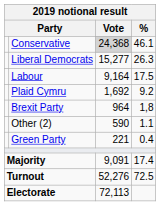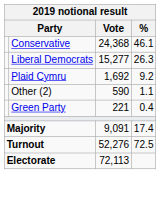(114, 44) lightgrey background -> (114, 44) no background
- row: (27, 76)
- row: (37, 108)
